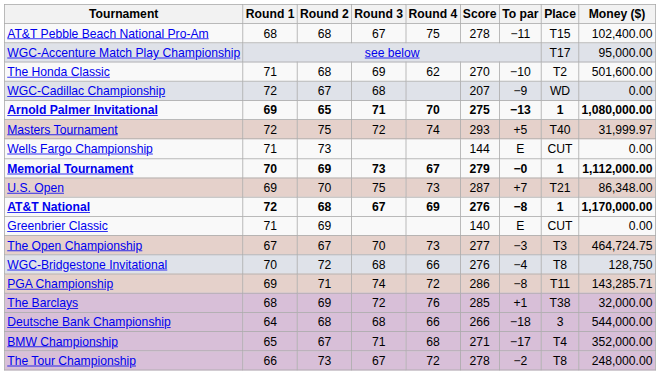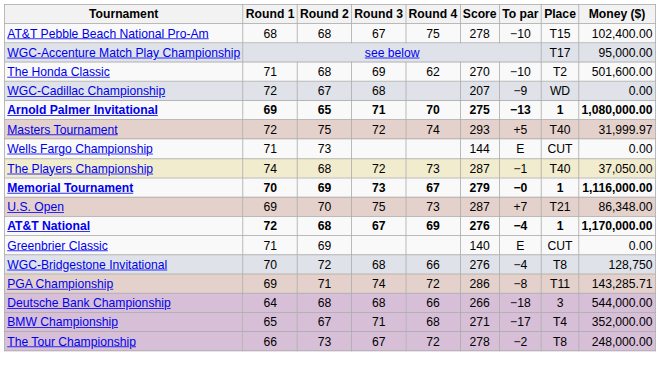(520, 33) −11 -> (520, 33) −10
+ row: (80, 168)
(617, 168) 1,112,000.00 -> (617, 187) 1,116,000.00
(520, 207) −8 -> (520, 226) −4
- row: (75, 245)
- row: (43, 303)
